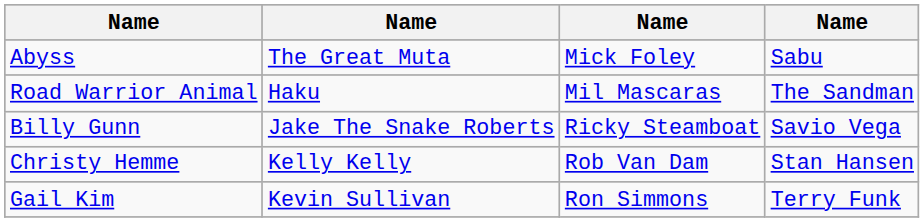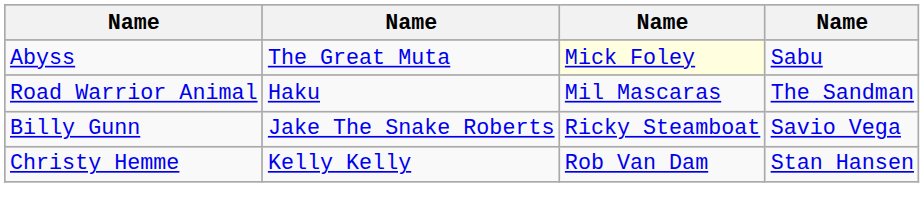(630, 58) no background -> (630, 58) lightyellow background
- row: (62, 199)
